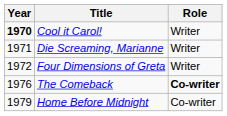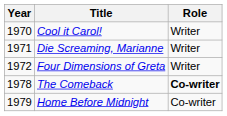(19, 31) bold -> (19, 31) normal
(19, 84) 1976 -> (19, 84) 1978
